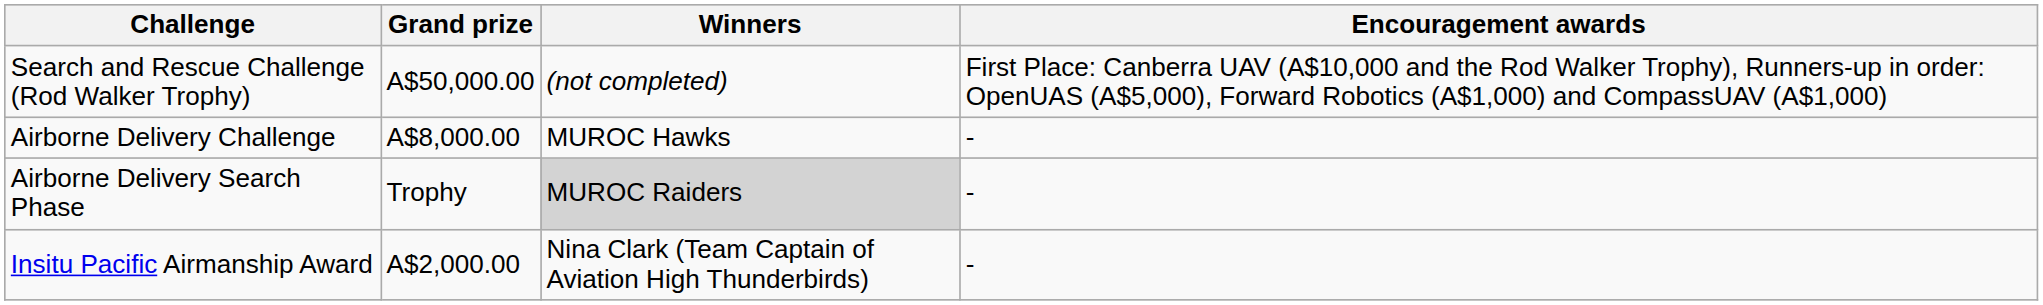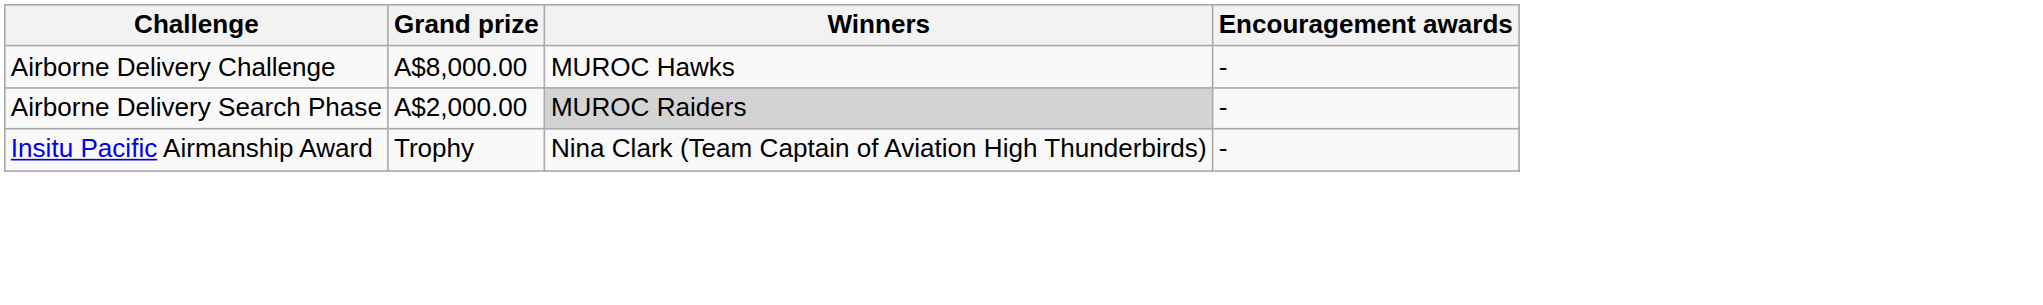- row: (188, 81)
(427, 193) Trophy -> (461, 107) A$2,000.00
(453, 263) A$2,000.00 -> (434, 149) Trophy
